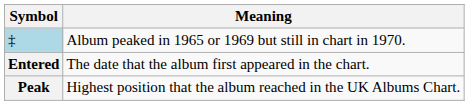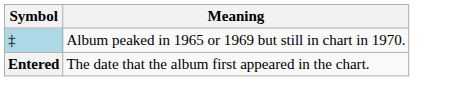- row: (34, 87)
